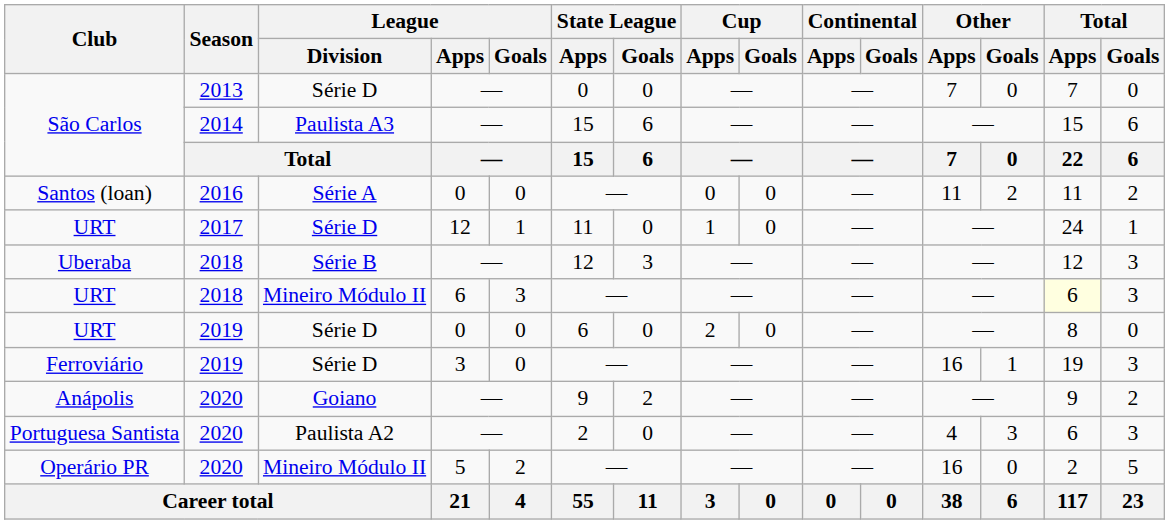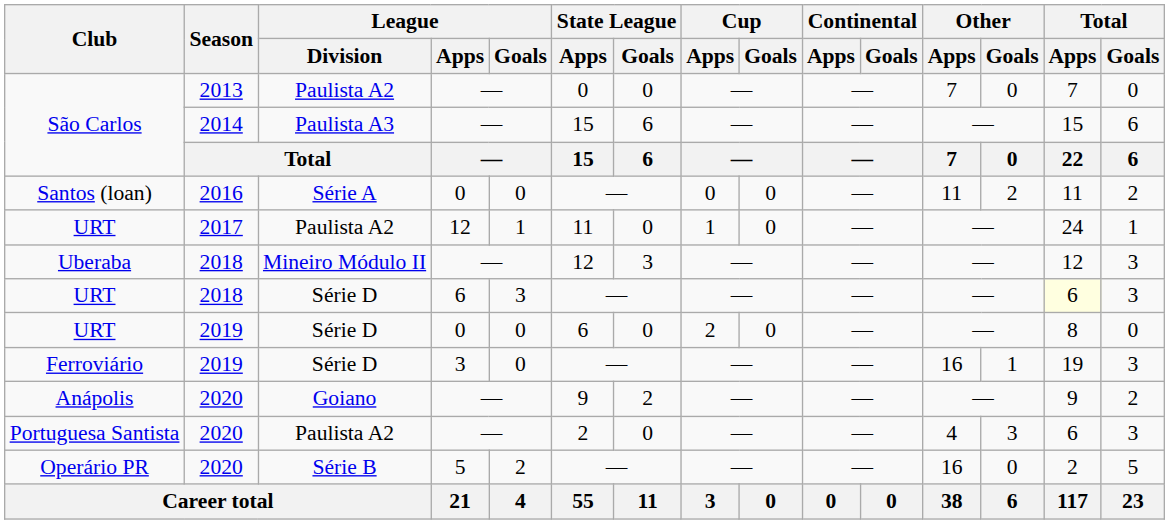(345, 90) Série D -> (345, 90) Paulista A2
(345, 227) Série D -> (345, 227) Paulista A2
(345, 261) Série B -> (345, 261) Mineiro Módulo II
(345, 295) Mineiro Módulo II -> (345, 295) Série D
(345, 466) Mineiro Módulo II -> (345, 466) Série B
